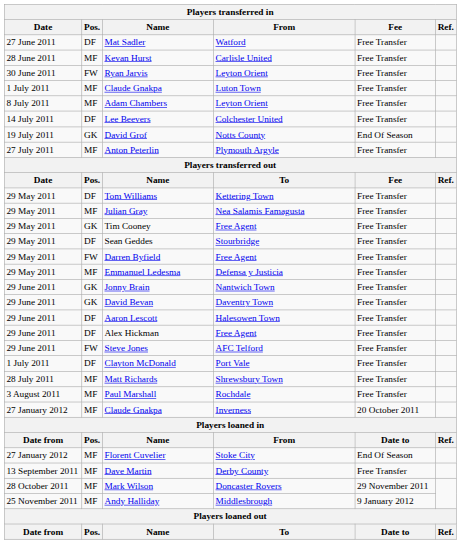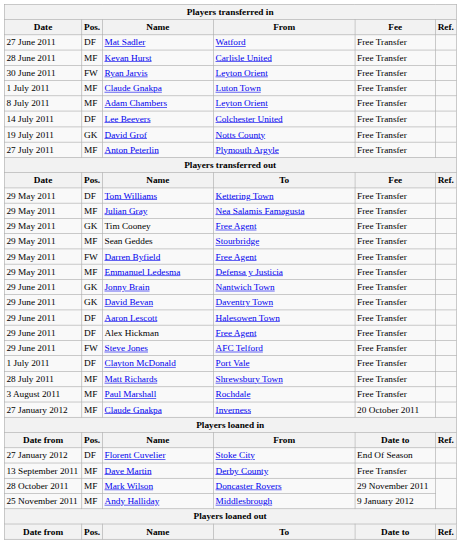(385, 134) End Of Season -> (382, 134) Free Transfer
(90, 241) DF -> (91, 241) MF
(91, 455) MF -> (90, 455) DF
